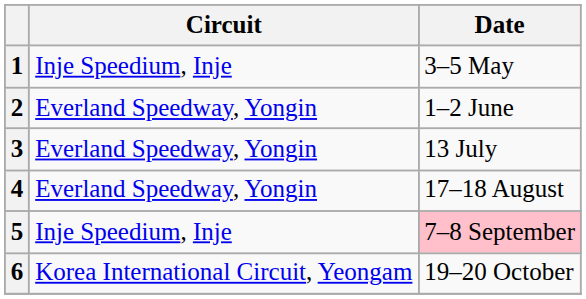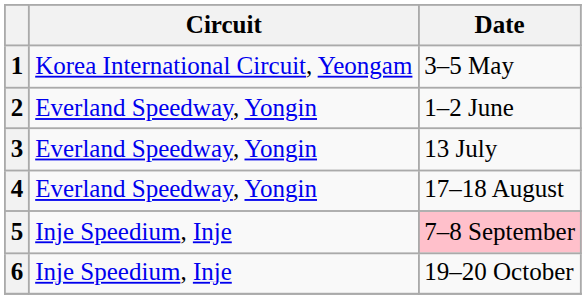(133, 66) Inje Speedium, Inje -> (224, 66) Korea International Circuit, Yeongam
(224, 272) Korea International Circuit, Yeongam -> (133, 272) Inje Speedium, Inje
